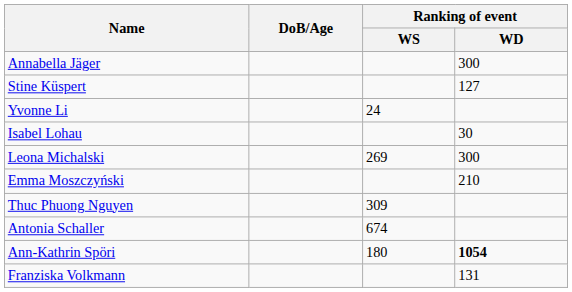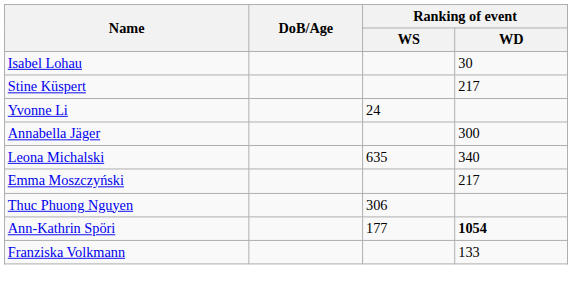rows swapped: (54, 63) <-> (45, 134)
(469, 87) 127 -> (469, 87) 217
(377, 157) 269 -> (377, 157) 635
(469, 157) 300 -> (469, 157) 340
(469, 181) 210 -> (469, 181) 217
(377, 204) 309 -> (377, 204) 306
- row: (56, 228)
(377, 252) 180 -> (377, 228) 177
(469, 275) 131 -> (469, 252) 133
